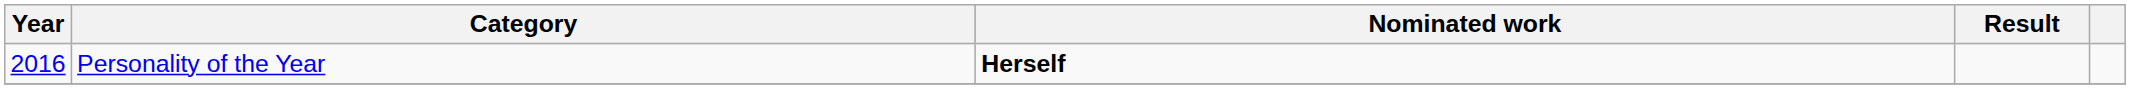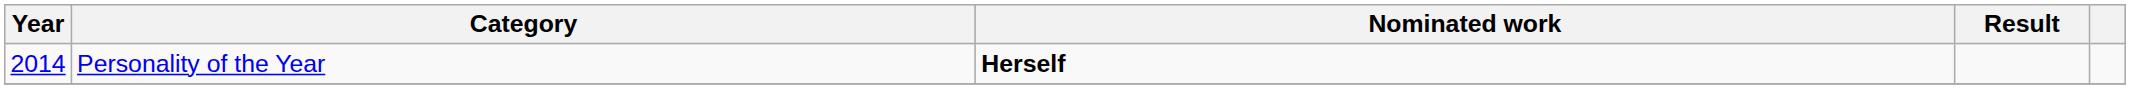(38, 63) 2016 -> (38, 63) 2014
